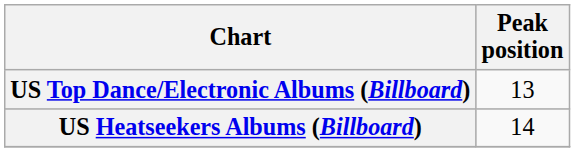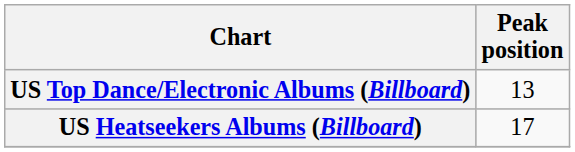(522, 127) 14 -> (522, 127) 17
